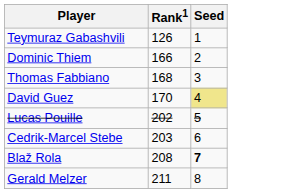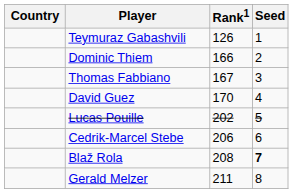+ column: (35, 16)
(162, 78) 168 -> (223, 78) 167
(198, 98) khaki background -> (259, 98) no background
(162, 138) 203 -> (223, 138) 206
